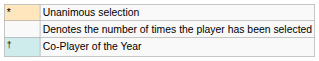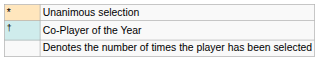rows swapped: (92, 47) <-> (177, 29)
